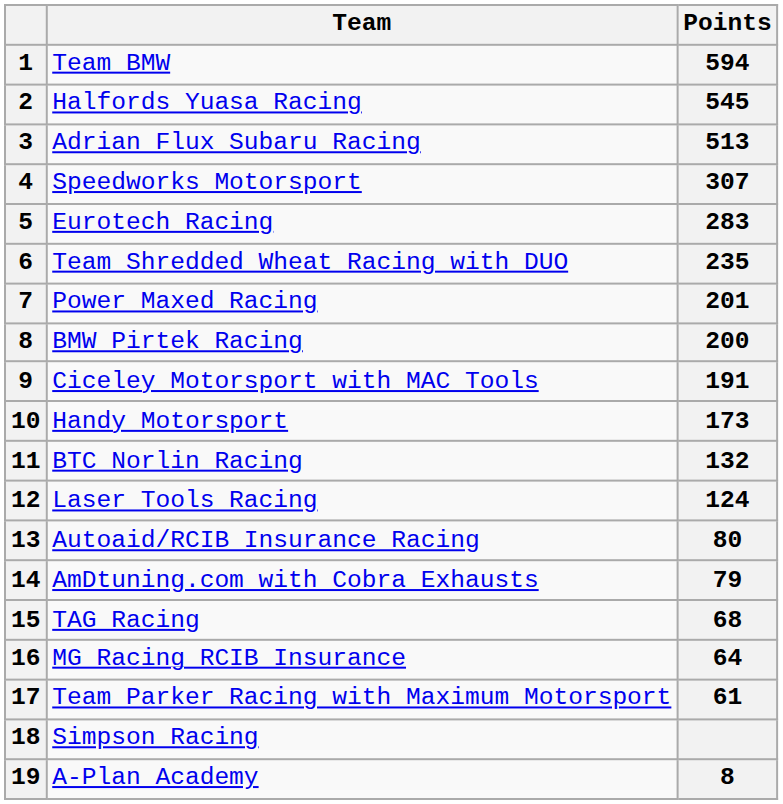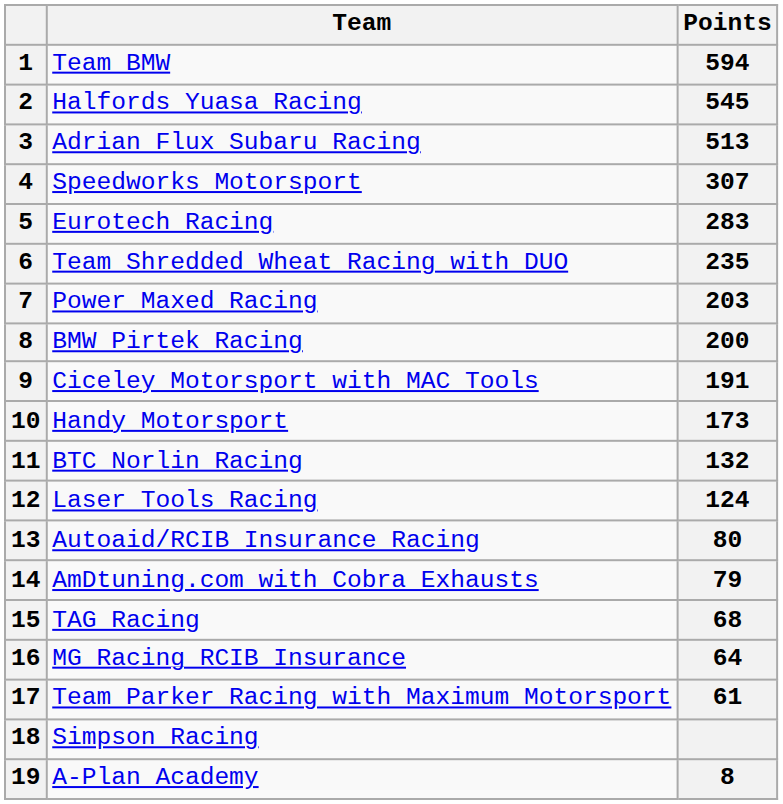(727, 303) 201 -> (727, 303) 203
